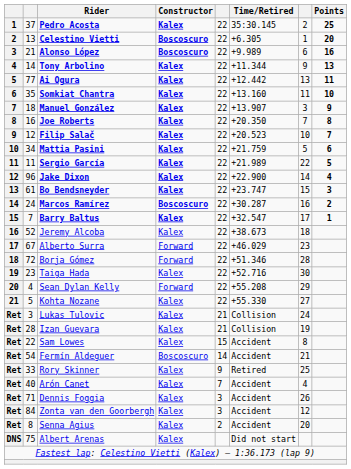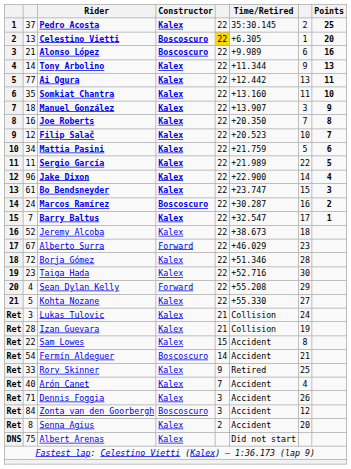(222, 39) no background -> (222, 39) gold background
(176, 260) Forward -> (171, 260) Kalex
(171, 412) Kalex -> (183, 412) Boscoscuro
